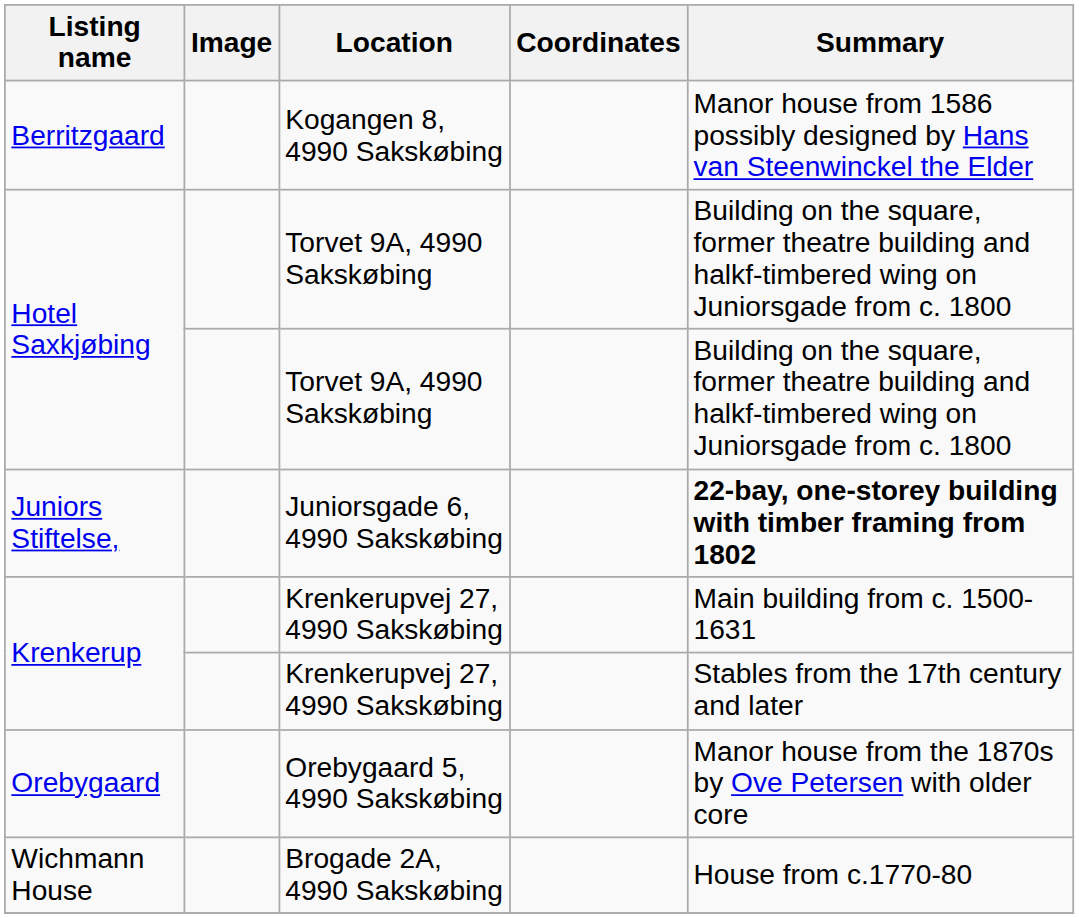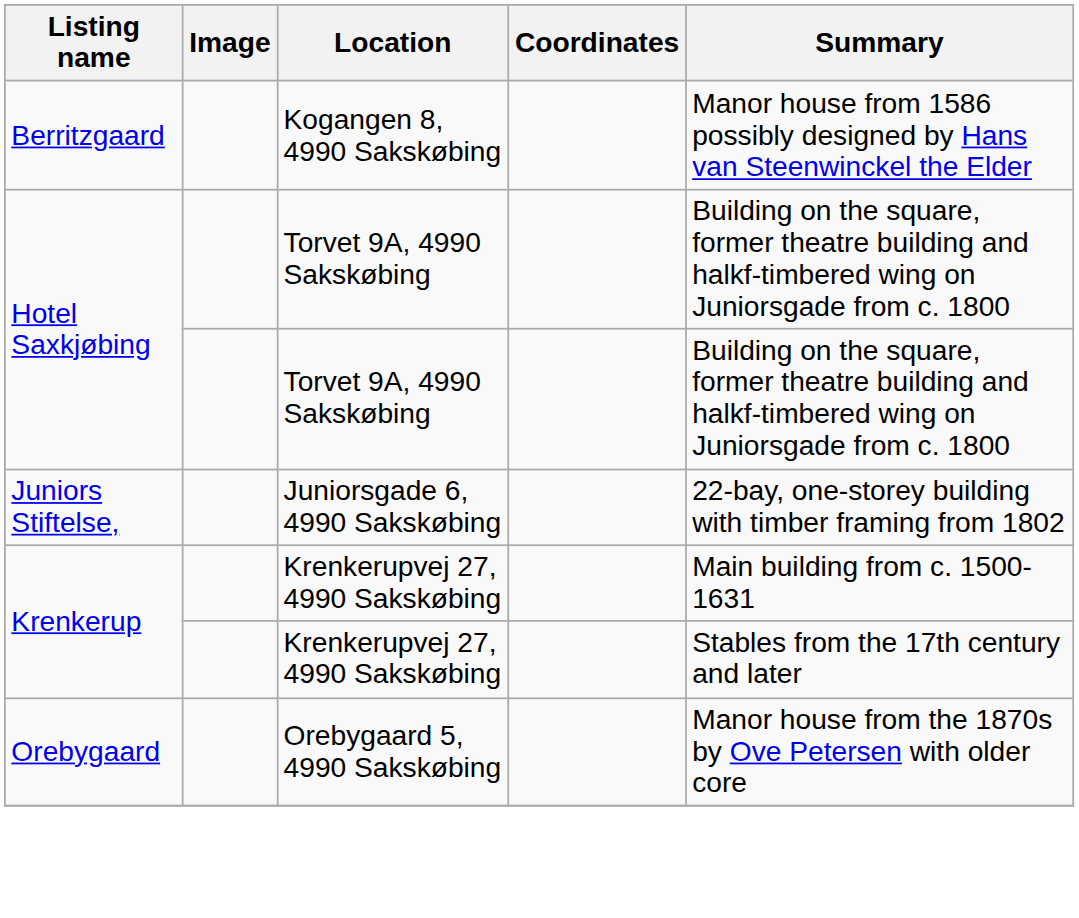(876, 522) bold -> (878, 506) normal
- row: (78, 875)
